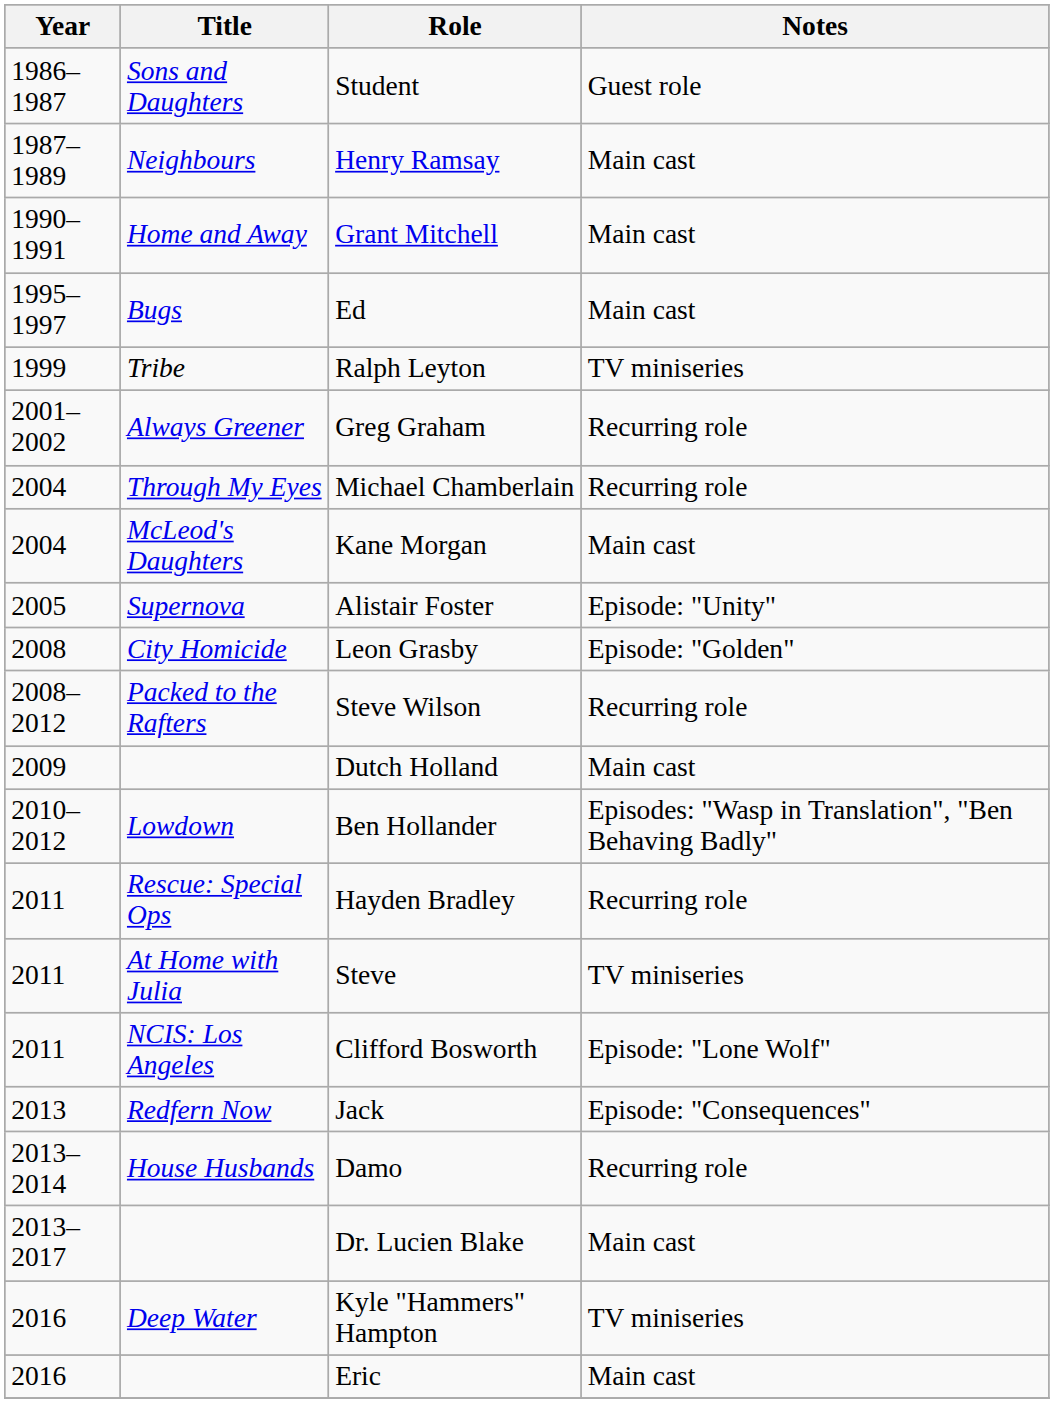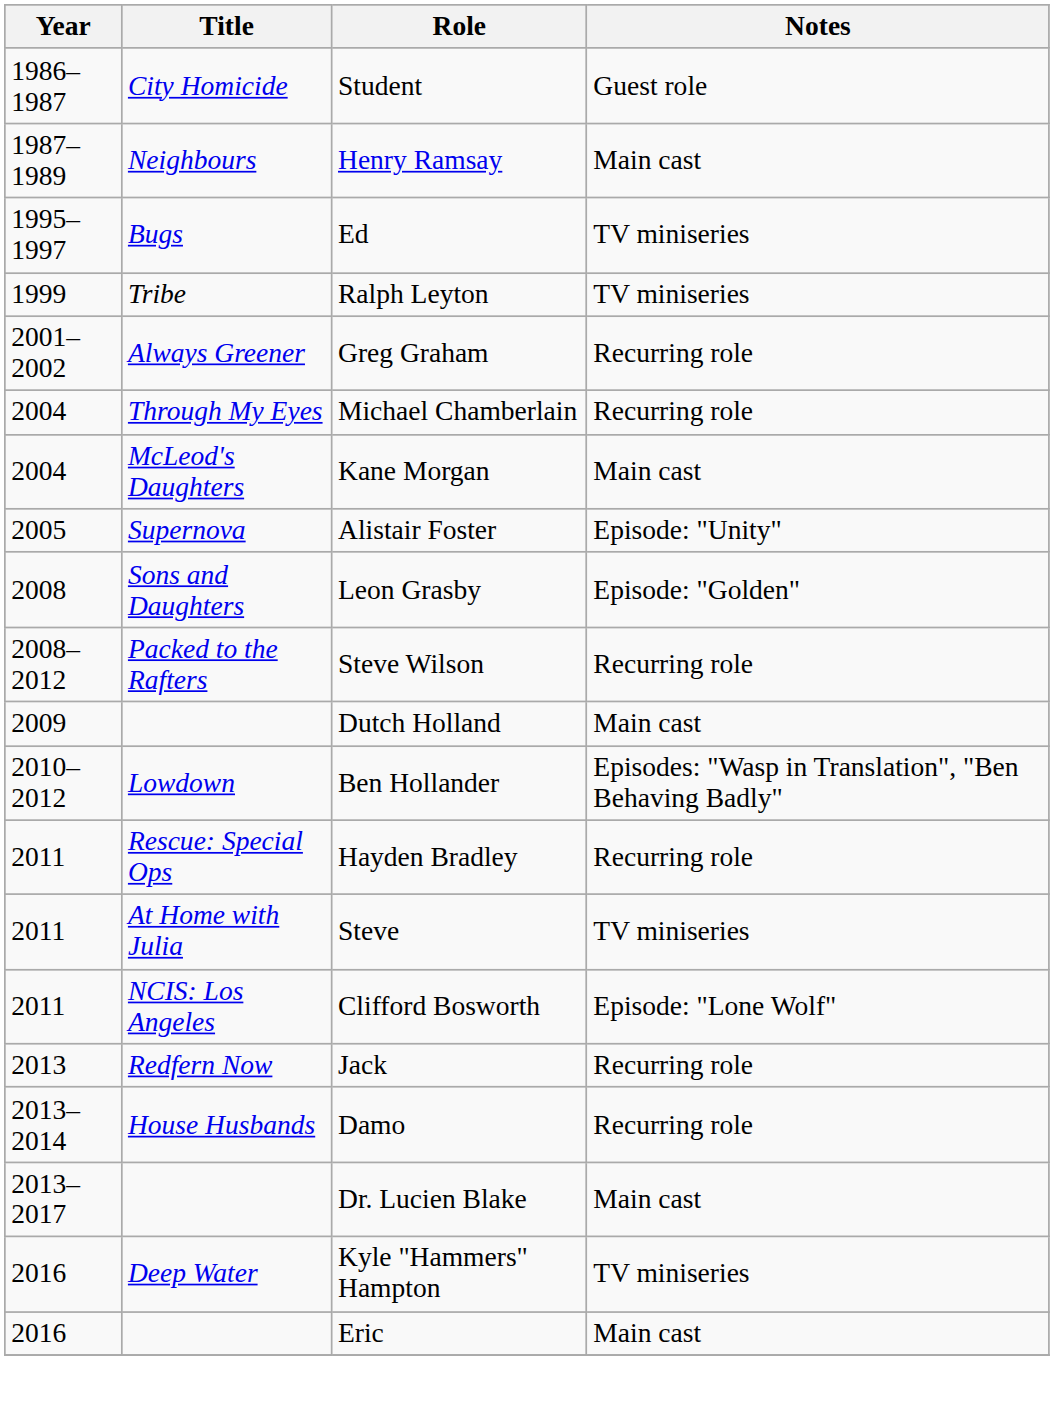(185, 85) Sons and Daughters -> (208, 85) City Homicide
- row: (417, 234)
(642, 309) Main cast -> (671, 234) TV miniseries
(207, 648) City Homicide -> (186, 589) Sons and Daughters
(729, 1108) Episode: "Consequences" -> (673, 1065) Recurring role
